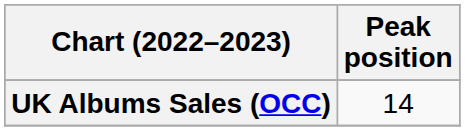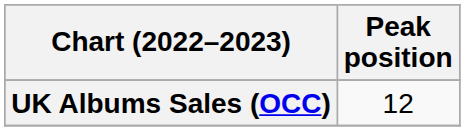(398, 102) 14 -> (398, 102) 12
